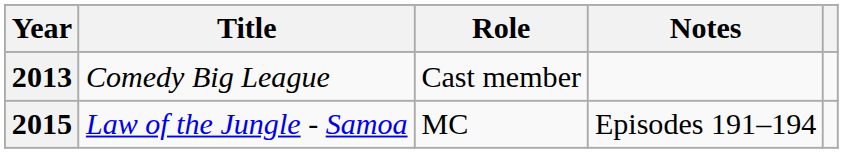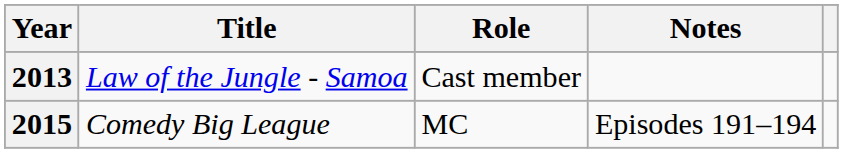(208, 76) Comedy Big League -> (247, 76) Law of the Jungle - Samoa
(247, 123) Law of the Jungle - Samoa -> (208, 123) Comedy Big League
